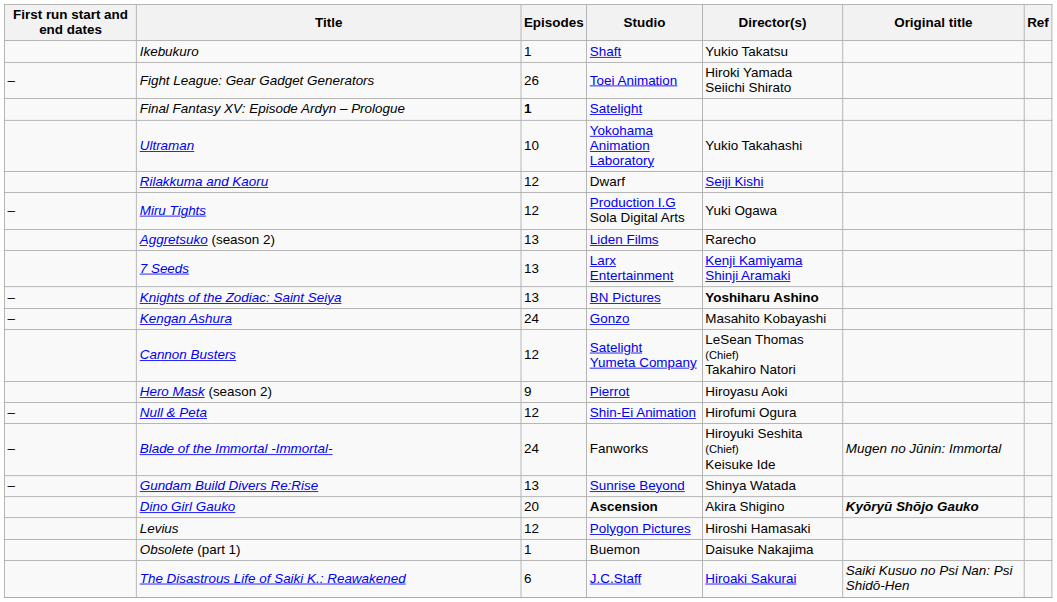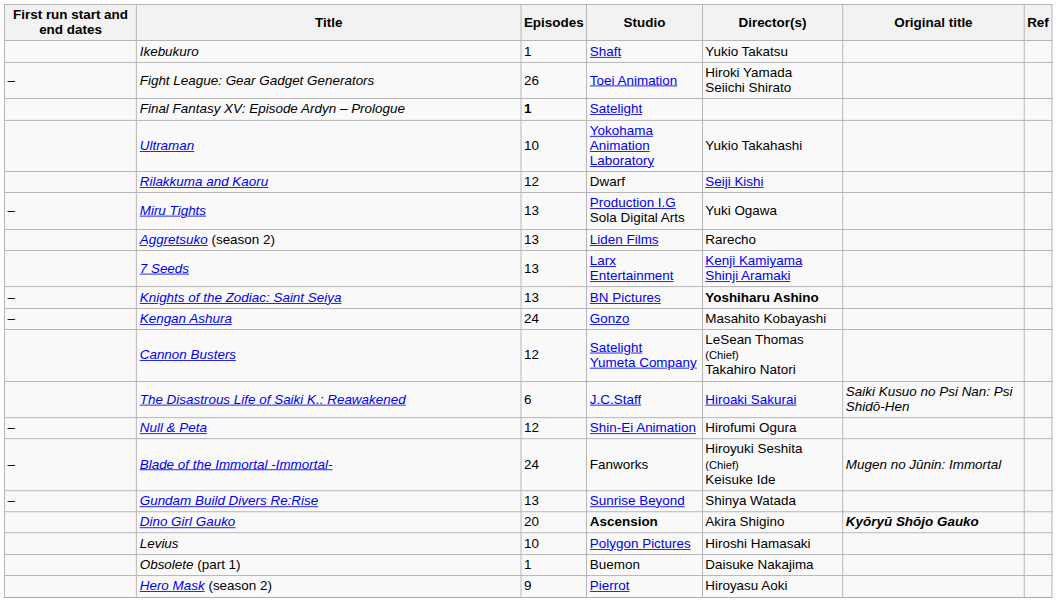(531, 211) 12 -> (531, 211) 13
rows swapped: (206, 391) <-> (273, 578)
(531, 528) 12 -> (531, 543) 10
